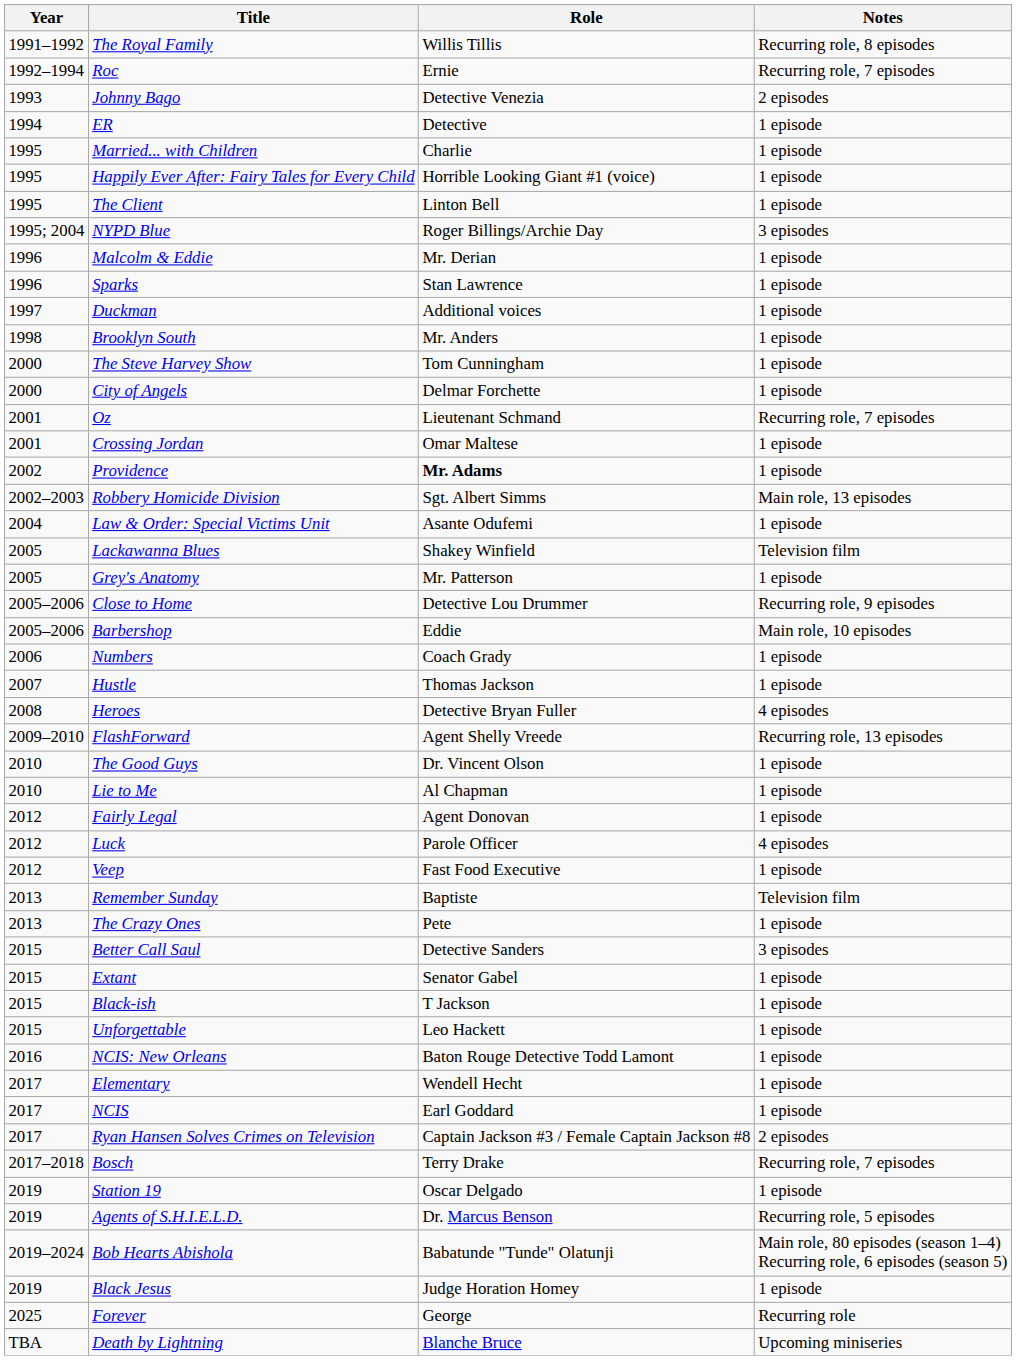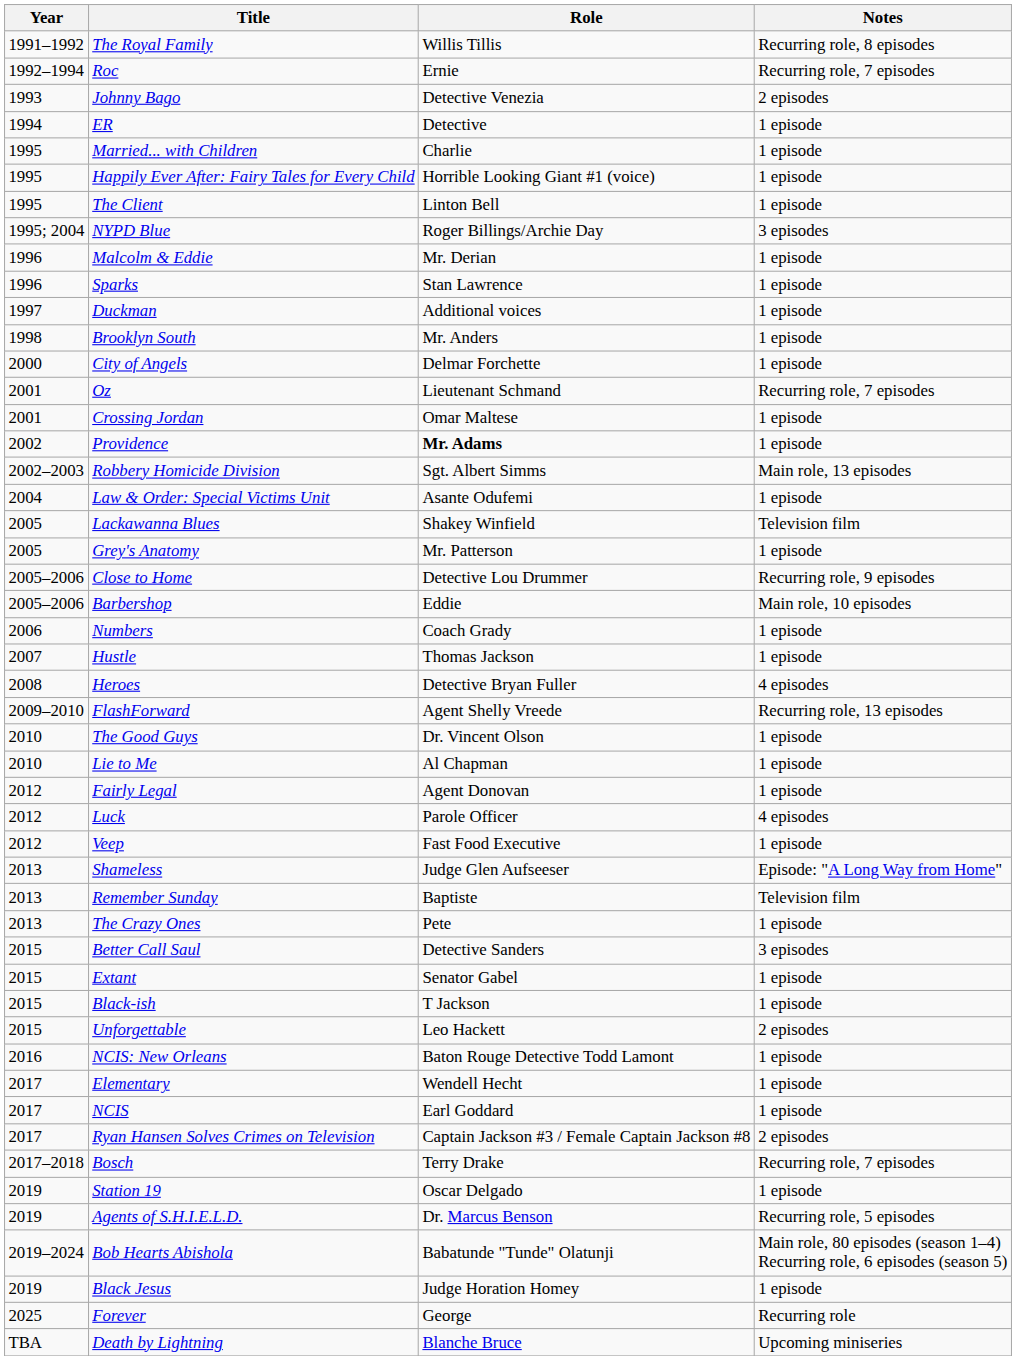- row: (172, 364)
+ row: (127, 870)
(790, 1030) 1 episode -> (793, 1030) 2 episodes
